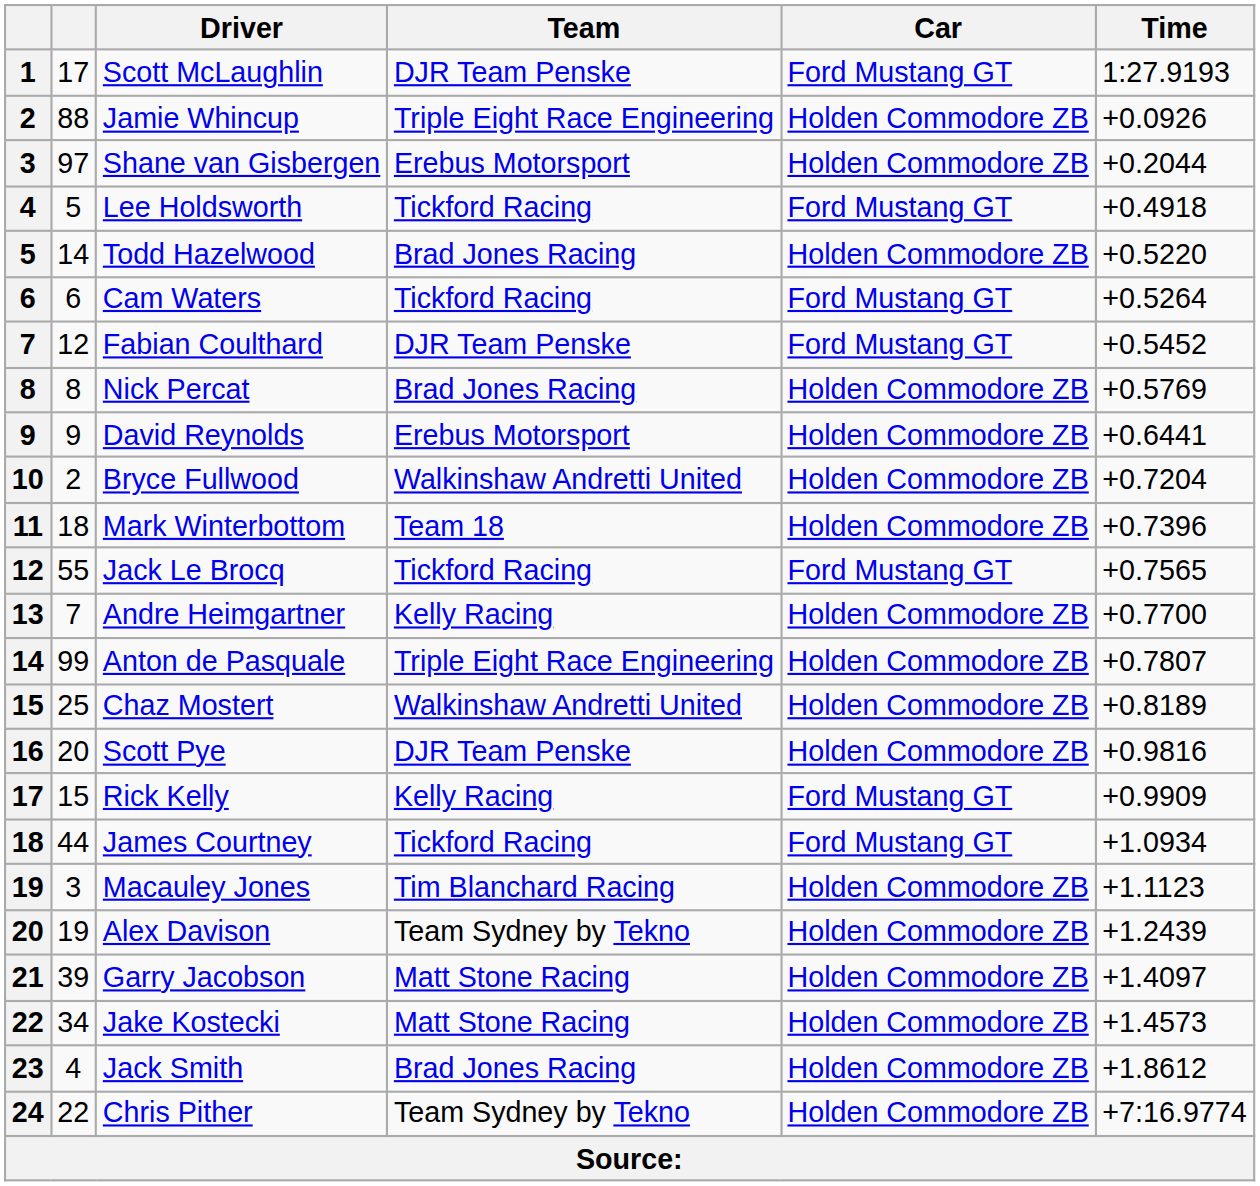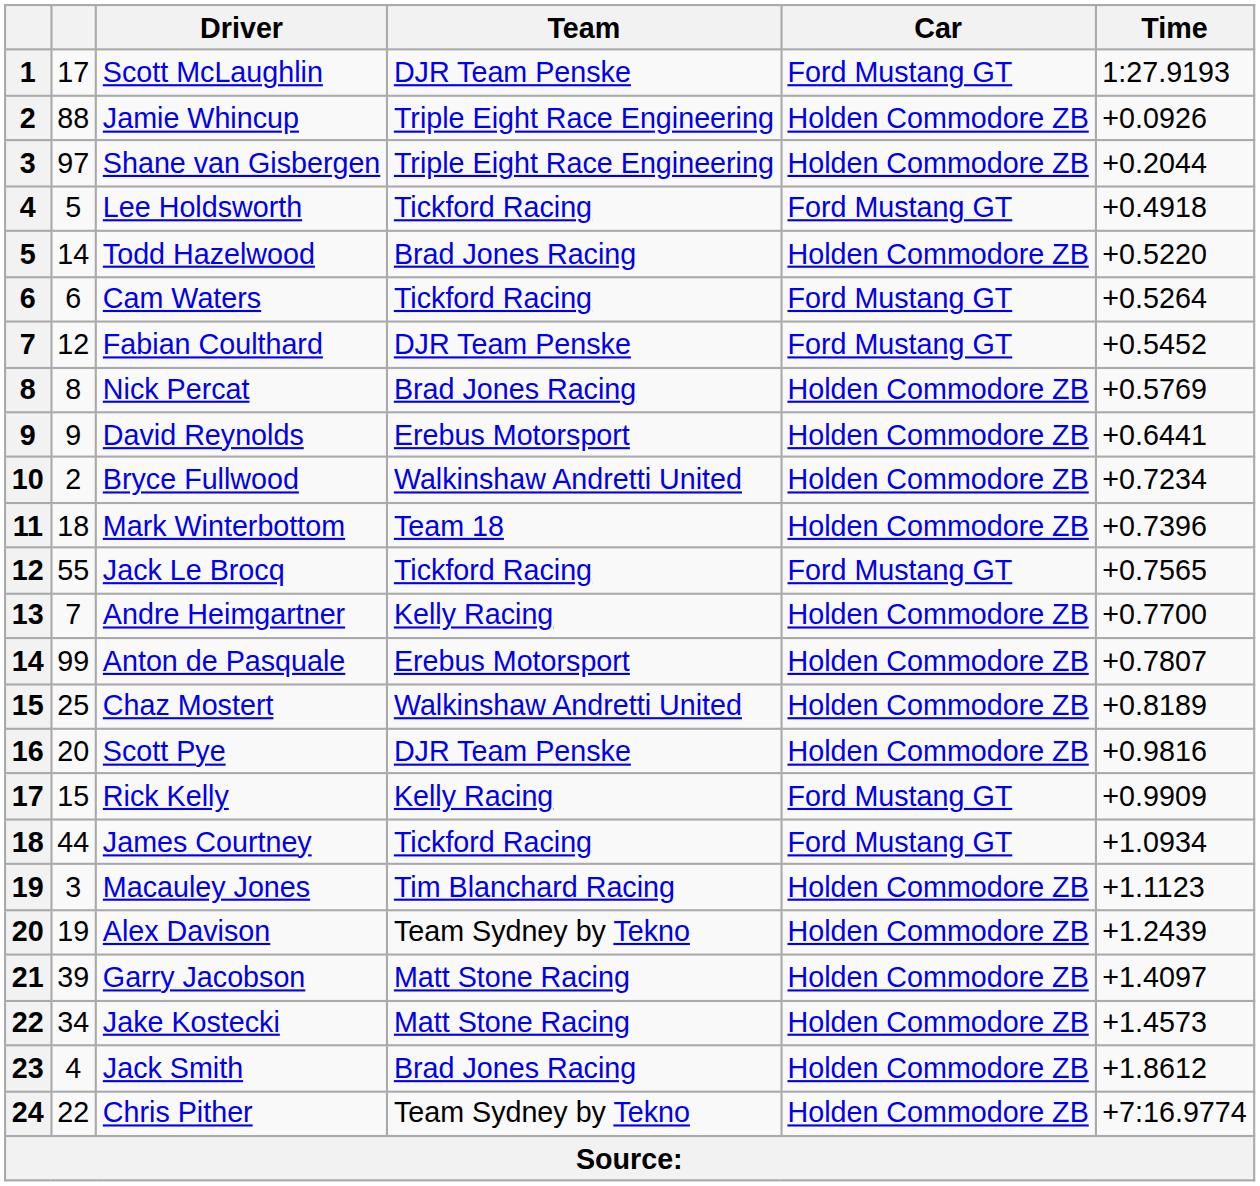(512, 163) Erebus Motorsport -> (584, 163) Triple Eight Race Engineering
(1155, 480) +0.7204 -> (1155, 480) +0.7234
(584, 661) Triple Eight Race Engineering -> (512, 661) Erebus Motorsport
